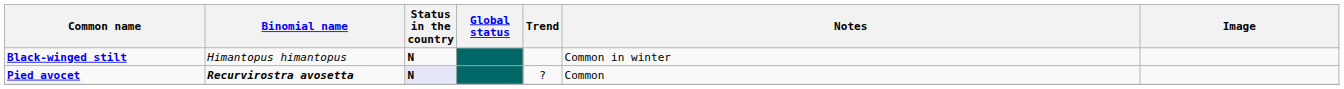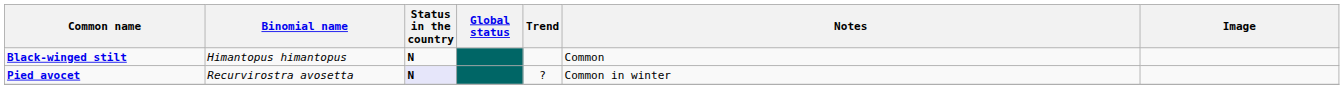(618, 57) Common in winter -> (584, 57) Common
(280, 75) bold -> (280, 75) normal
(584, 75) Common -> (618, 75) Common in winter
